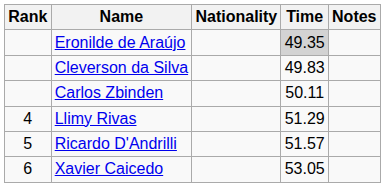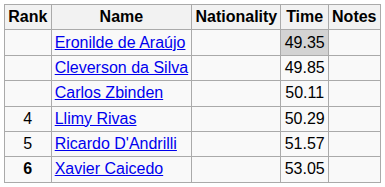(305, 67) 49.83 -> (305, 67) 49.85
(305, 118) 51.29 -> (305, 118) 50.29
(28, 169) normal -> (28, 169) bold
